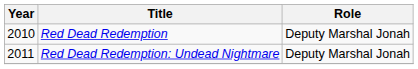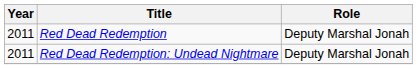(21, 34) 2010 -> (21, 34) 2011
